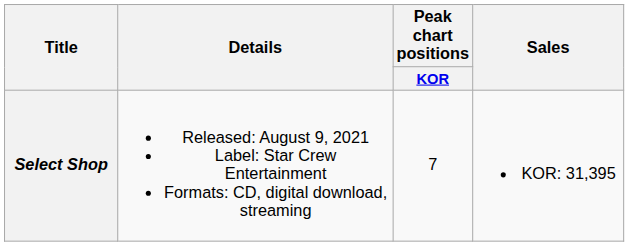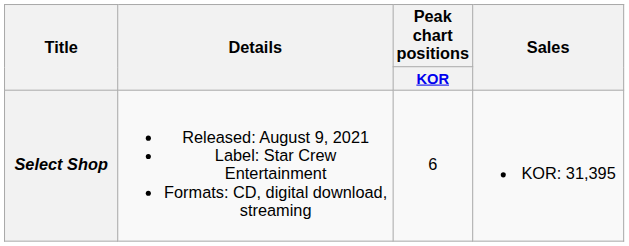(433, 165) 7 -> (433, 165) 6
